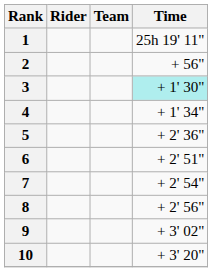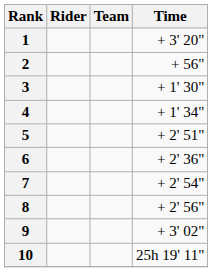(170, 40) 25h 19' 11" -> (181, 40) + 3' 20"
(181, 87) paleturquoise background -> (181, 87) no background
(181, 135) + 2' 36" -> (181, 135) + 2' 51"
(181, 159) + 2' 51" -> (181, 159) + 2' 36"
(181, 254) + 3' 20" -> (170, 254) 25h 19' 11"
